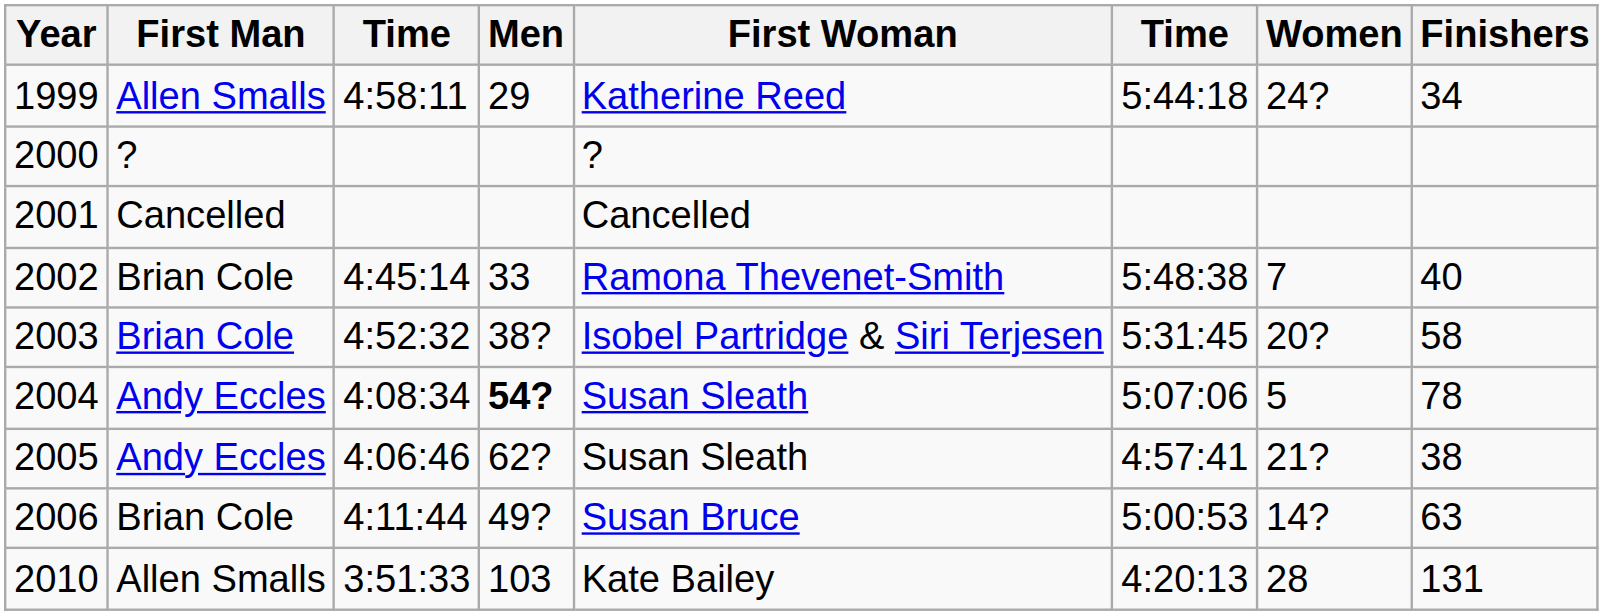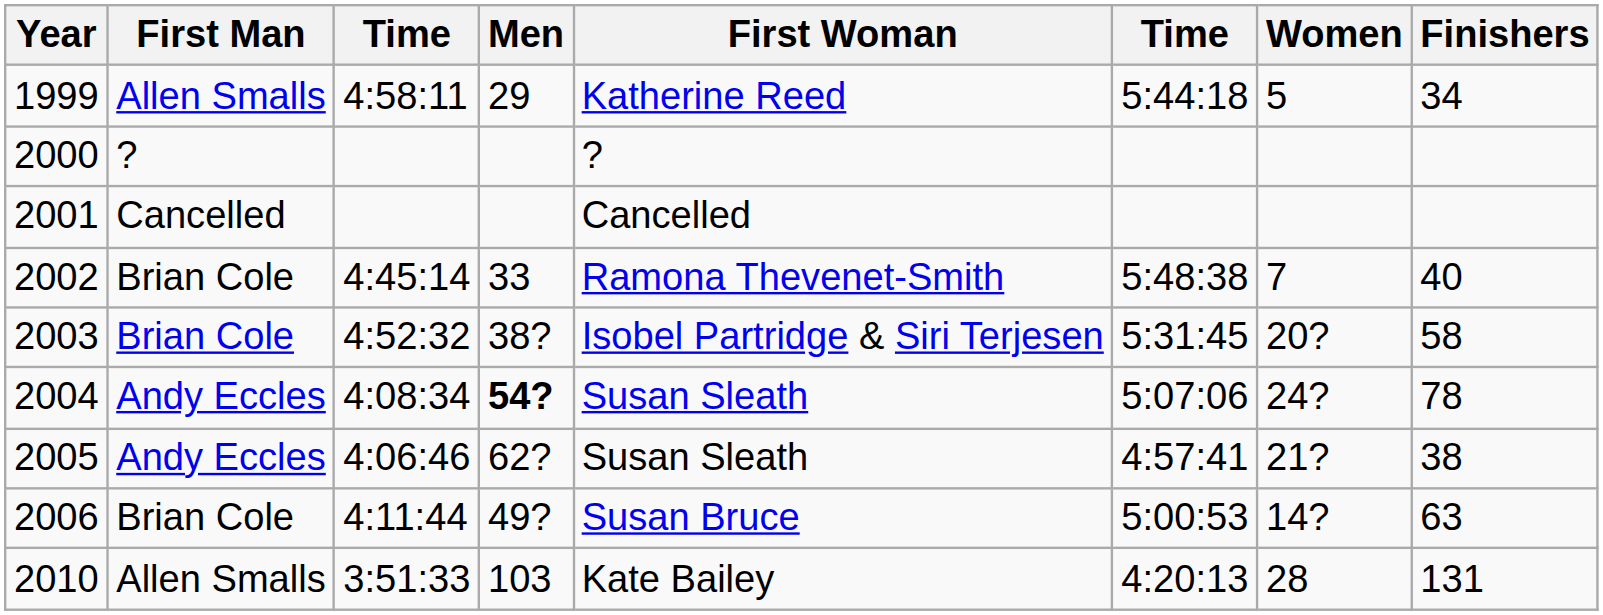(1298, 95) 24? -> (1277, 95) 5
(1277, 397) 5 -> (1298, 397) 24?
